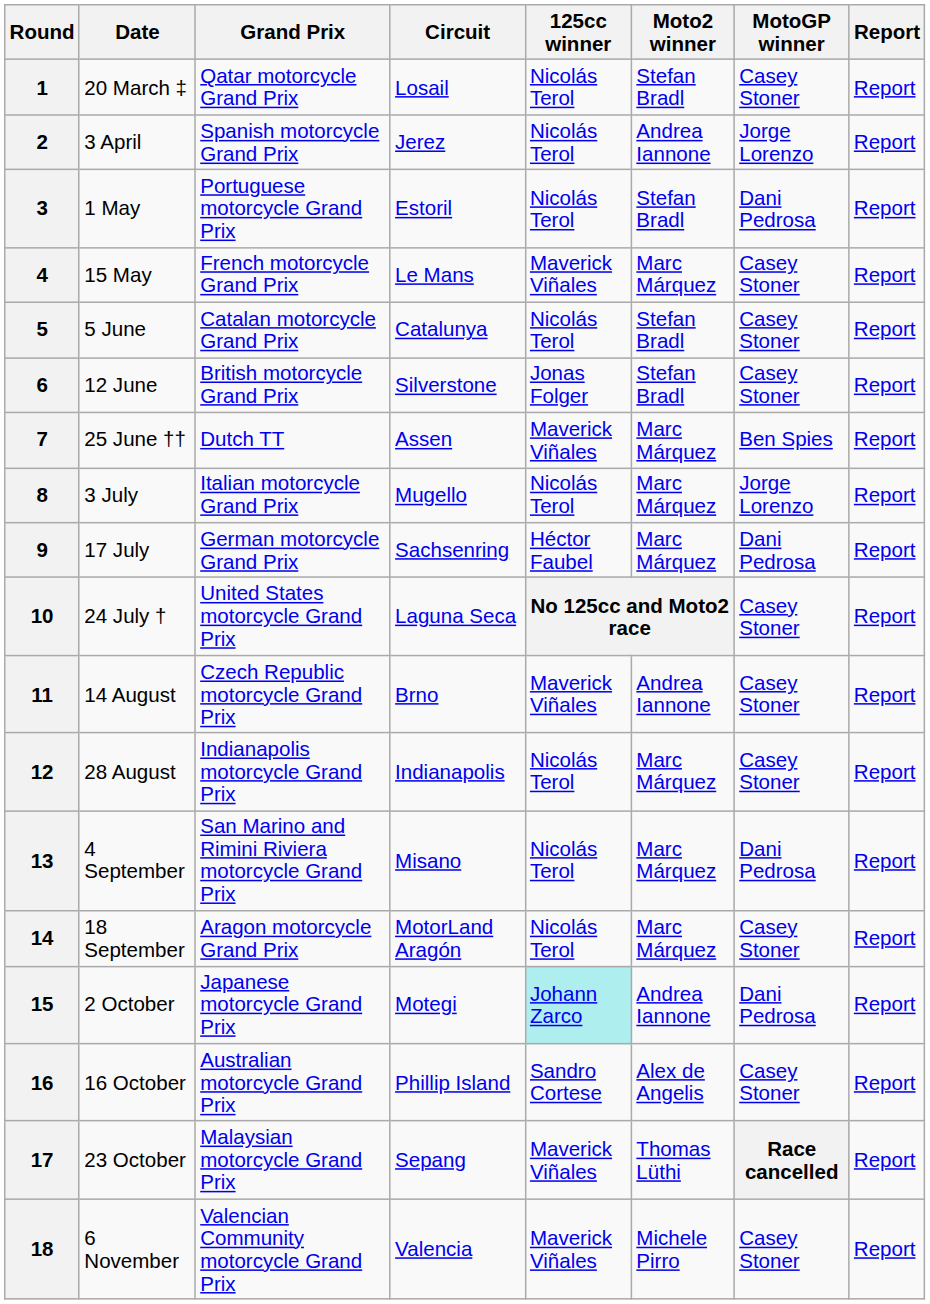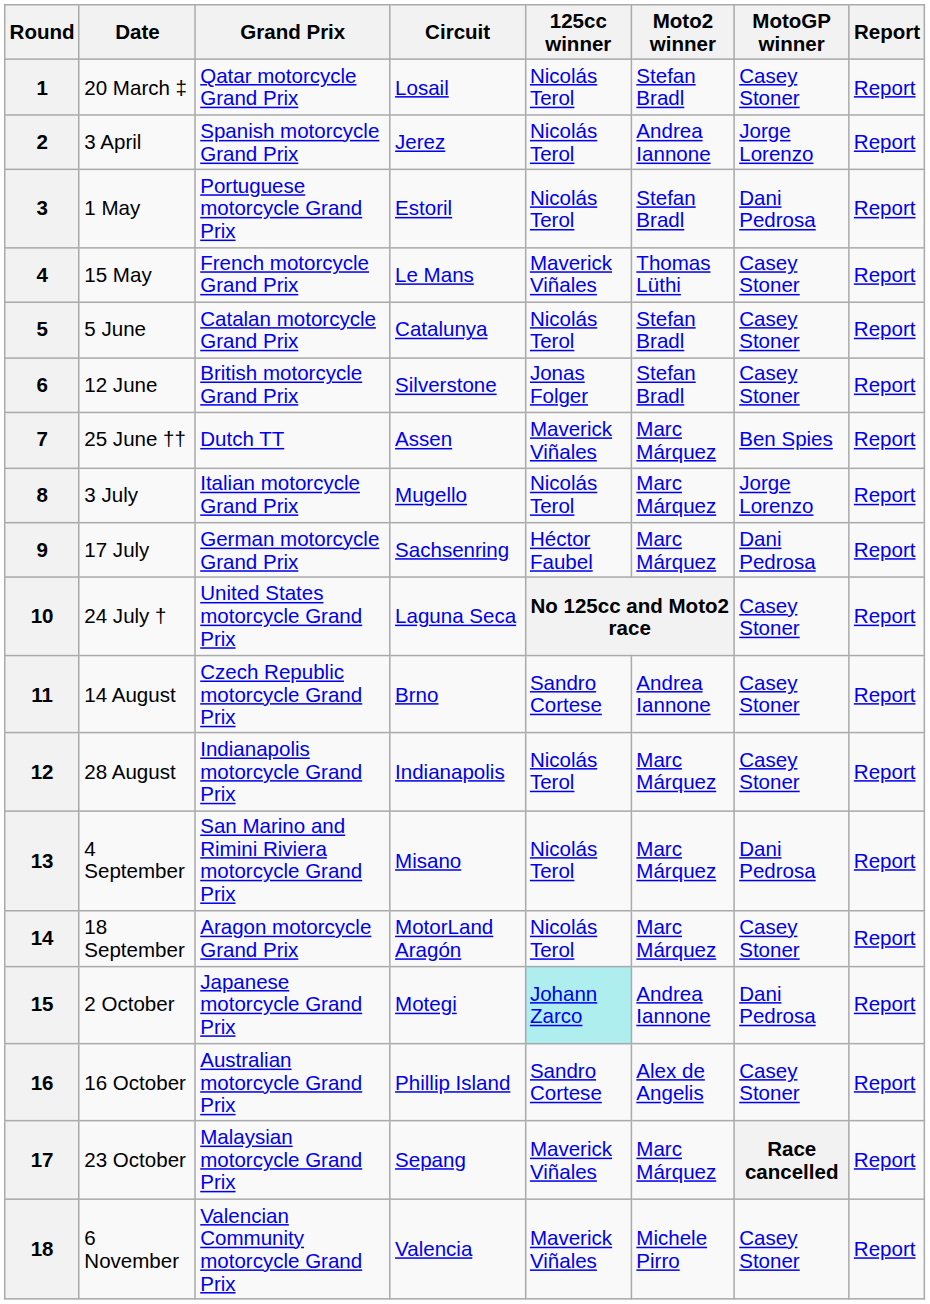(676, 275) Marc Márquez -> (673, 275) Thomas Lüthi
(571, 694) Maverick Viñales -> (566, 694) Sandro Cortese
(673, 1160) Thomas Lüthi -> (676, 1160) Marc Márquez
